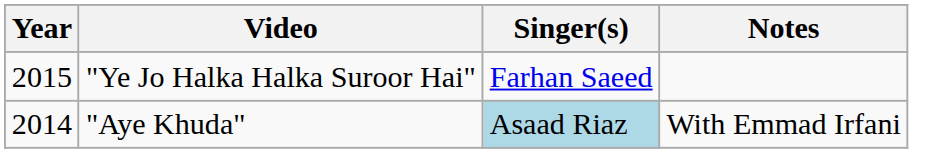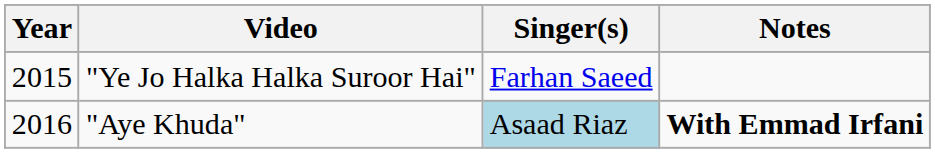(42, 123) 2014 -> (42, 123) 2016
(784, 123) normal -> (795, 123) bold
